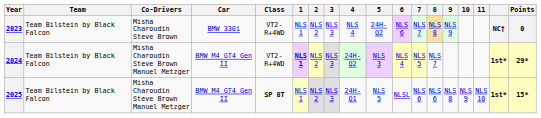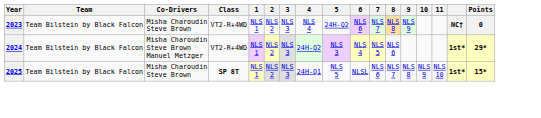- column: (224, 10)
(301, 60) bold -> (256, 48) normal
(435, 60) NLS 7 -> (393, 48) NLS 6
(161, 95) Misha Charoudin Steve Brown Manuel Metzger -> (177, 71) Misha Charoudin Steve Brown
(435, 95) NLS 6 -> (393, 71) NLS 7
